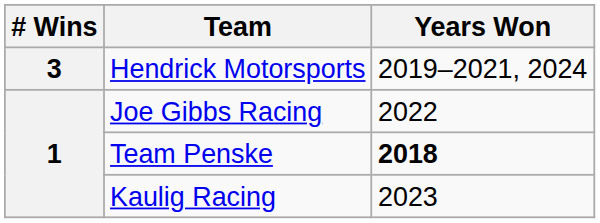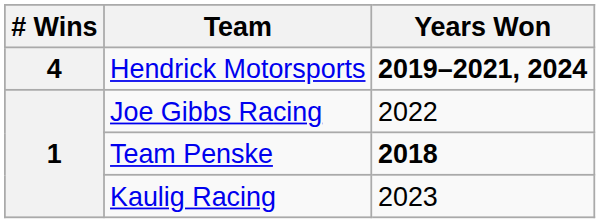(54, 69) 3 -> (54, 69) 4
(483, 69) normal -> (483, 69) bold
